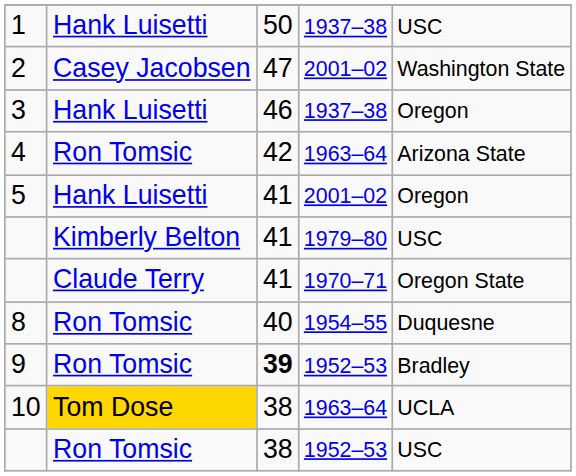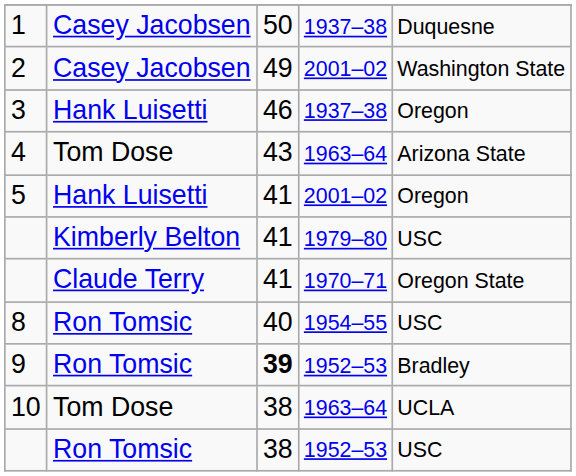(130, 25) Hank Luisetti -> (152, 25) Casey Jacobsen
(420, 26) USC -> (446, 26) Duquesne
(278, 68) 47 -> (278, 68) 49
(123, 152) Ron Tomsic -> (113, 152) Tom Dose
(278, 152) 42 -> (278, 152) 43
(446, 323) Duquesne -> (420, 323) USC
(113, 407) gold background -> (113, 407) no background
